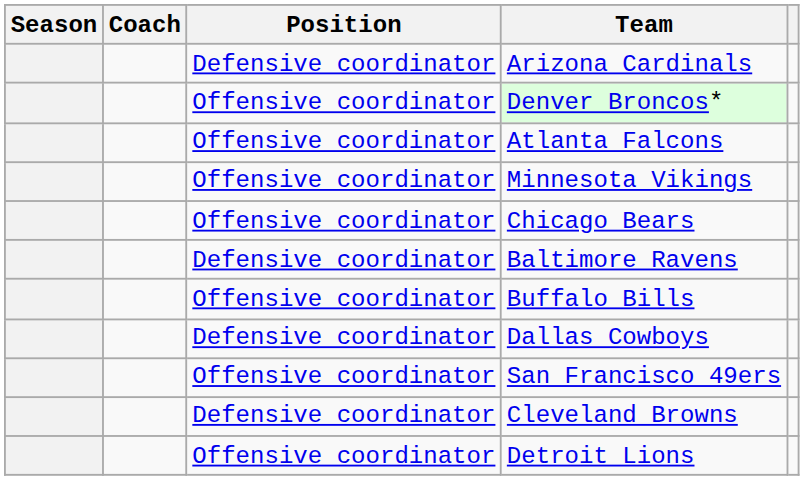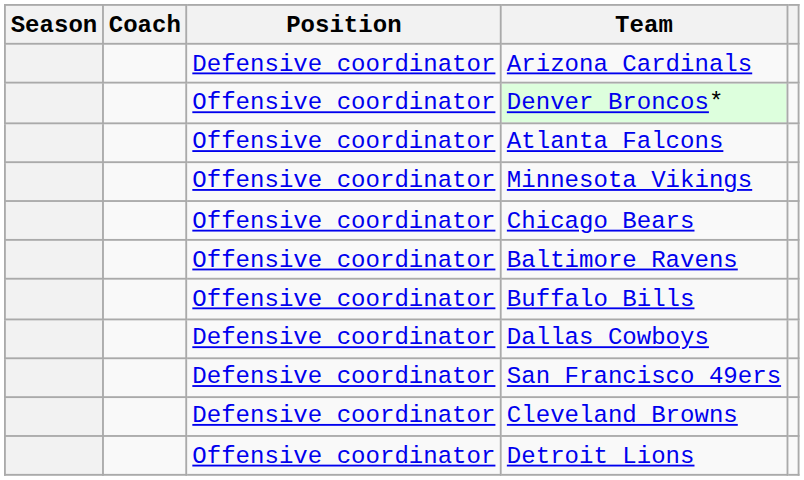(344, 260) Defensive coordinator -> (344, 260) Offensive coordinator
(344, 377) Offensive coordinator -> (344, 377) Defensive coordinator
